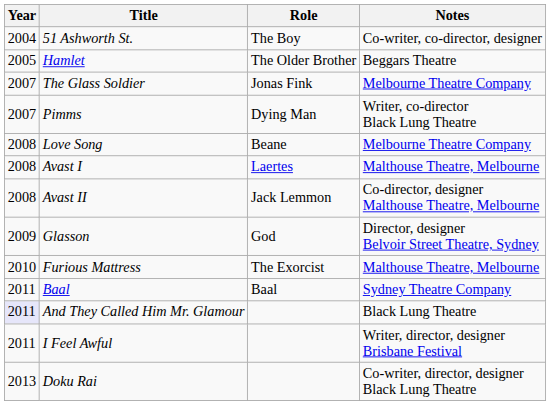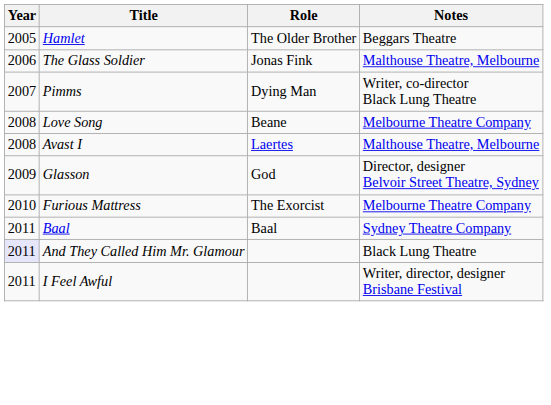- row: (88, 38)
(22, 83) 2007 -> (22, 60) 2006
(447, 83) Melbourne Theatre Company -> (451, 60) Malthouse Theatre, Melbourne
- row: (65, 197)
(451, 267) Malthouse Theatre, Melbourne -> (447, 205) Melbourne Theatre Company
- row: (70, 381)
